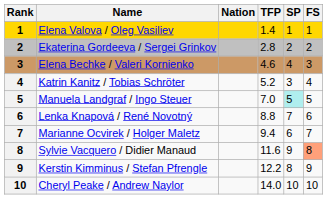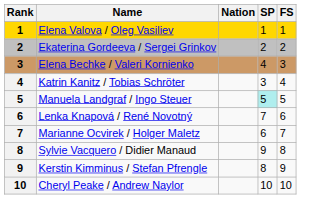- column: (271, 13)
(309, 151) lightsalmon background -> (283, 151) no background
